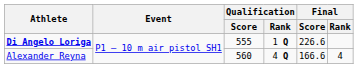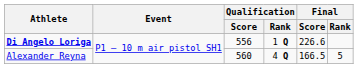(244, 41) 555 -> (244, 41) 556
(312, 56) 166.6 -> (312, 56) 166.5
(340, 56) 4 -> (340, 56) 5
